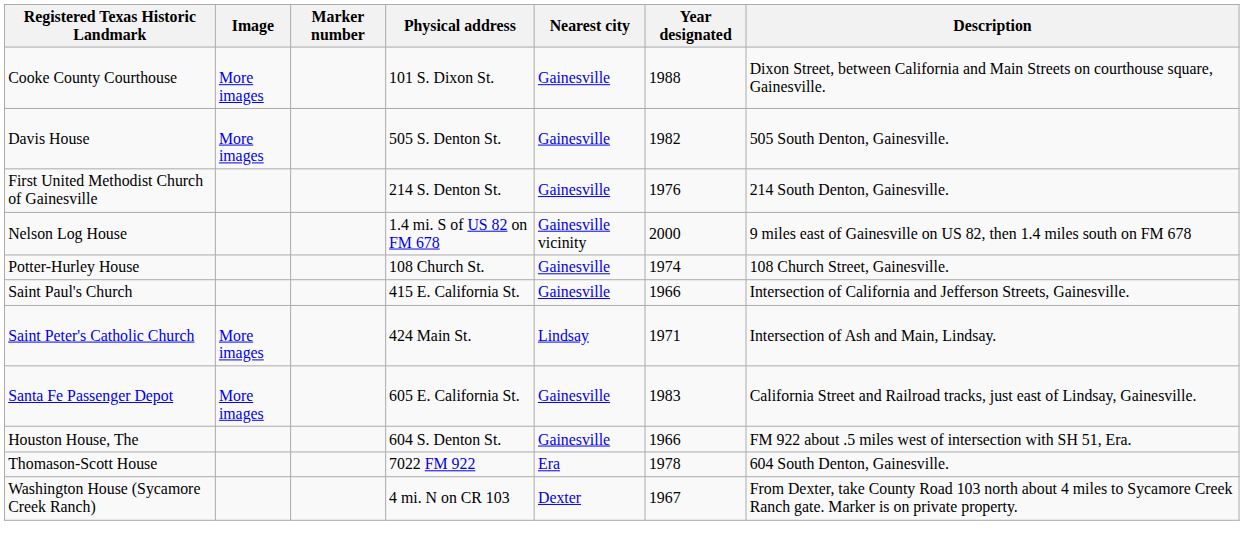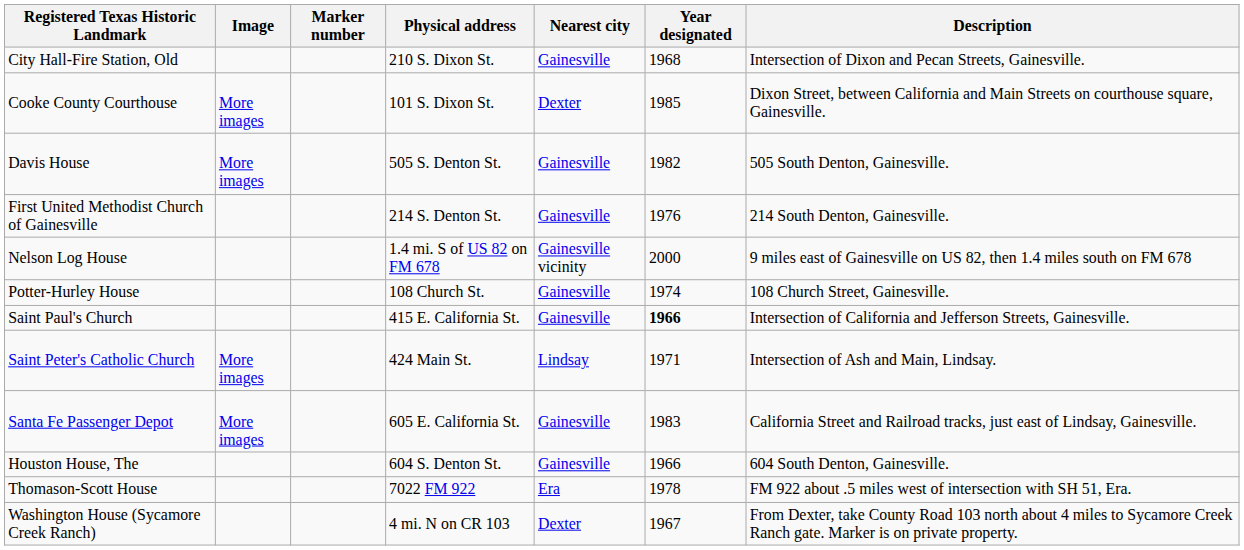+ row: (93, 60)
(574, 77) Gainesville -> (559, 102) Dexter
(665, 77) 1988 -> (665, 102) 1985
(665, 292) normal -> (665, 317) bold
(941, 439) FM 922 about .5 miles west of intersection with SH 51, Era. -> (849, 464) 604 South Denton, Gainesville.
(849, 464) 604 South Denton, Gainesville. -> (941, 489) FM 922 about .5 miles west of intersection with SH 51, Era.
